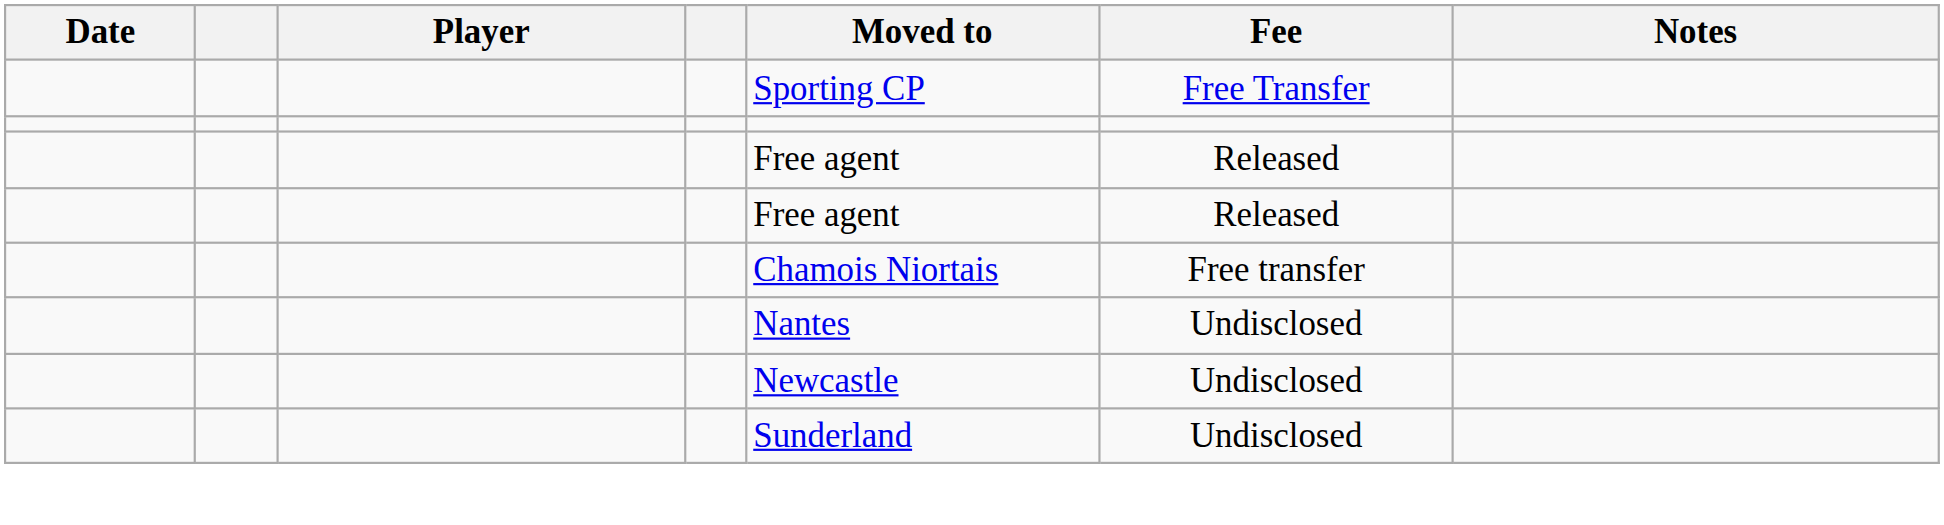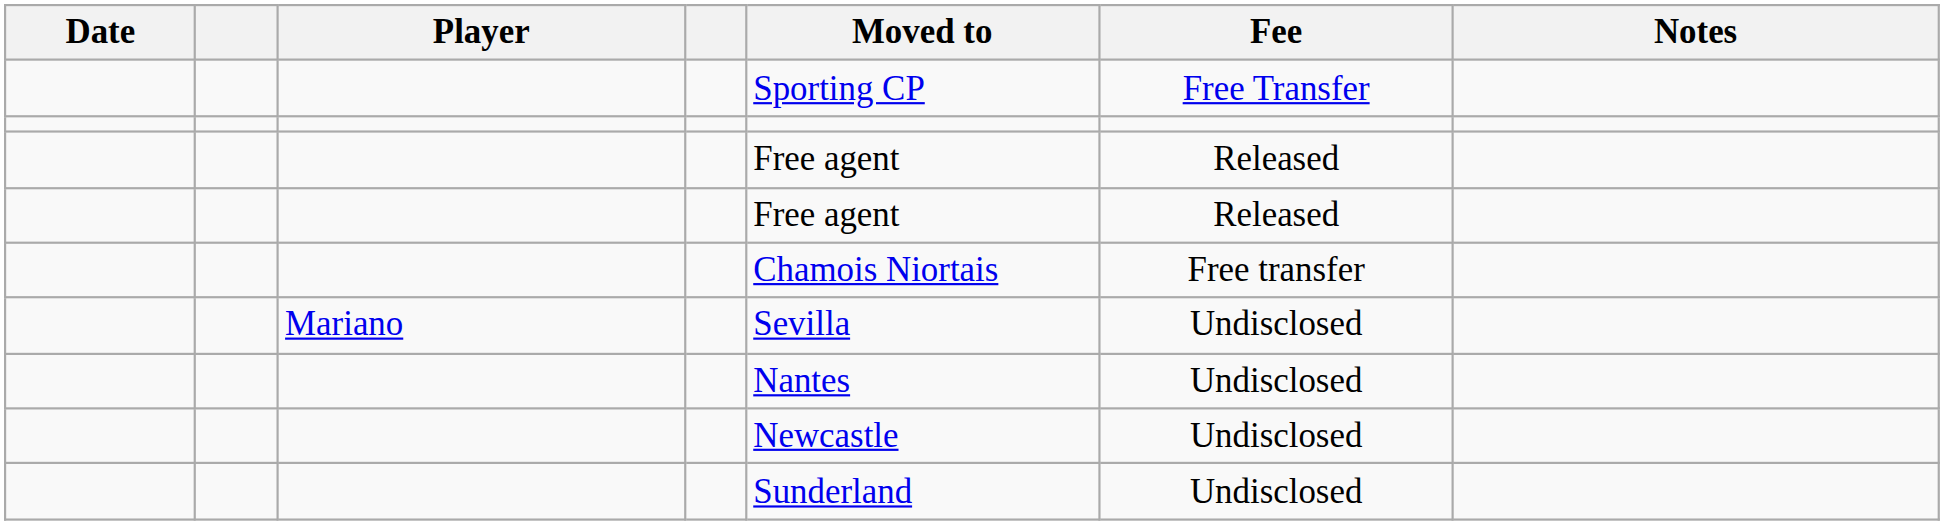+ row: (100, 325)
